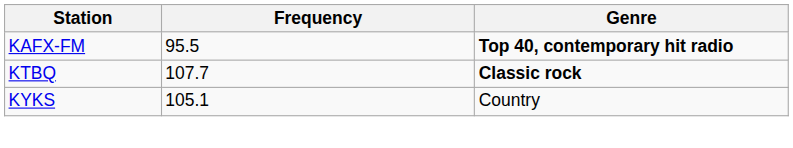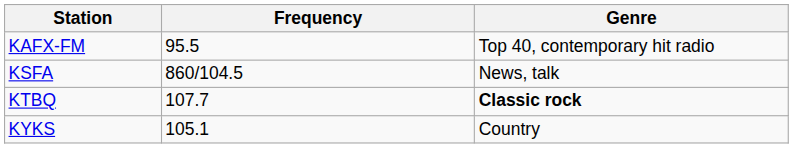(606, 45) bold -> (597, 45) normal
+ row: (31, 73)
